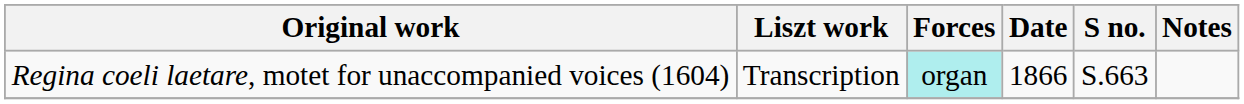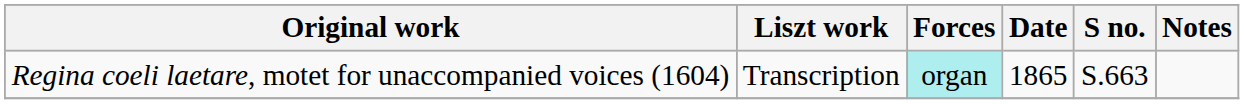(1038, 74) 1866 -> (1038, 74) 1865
